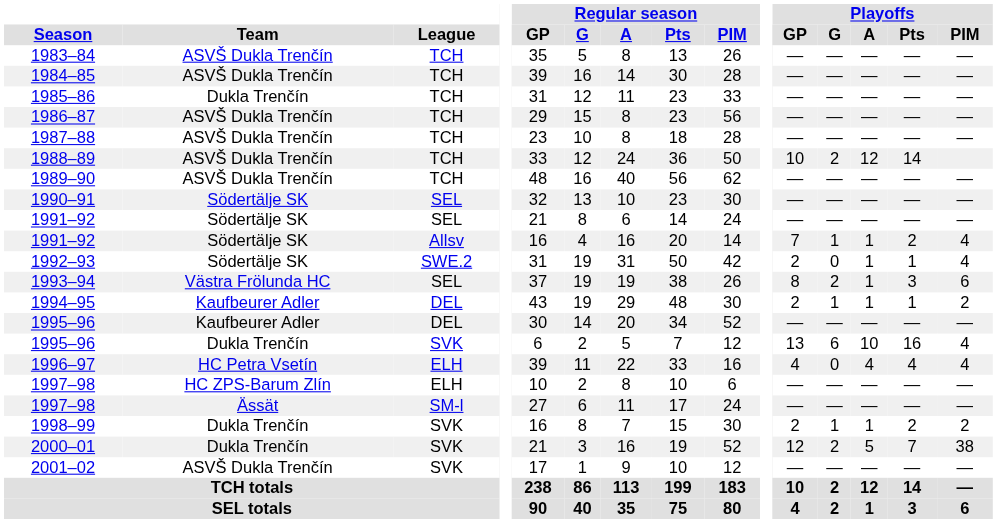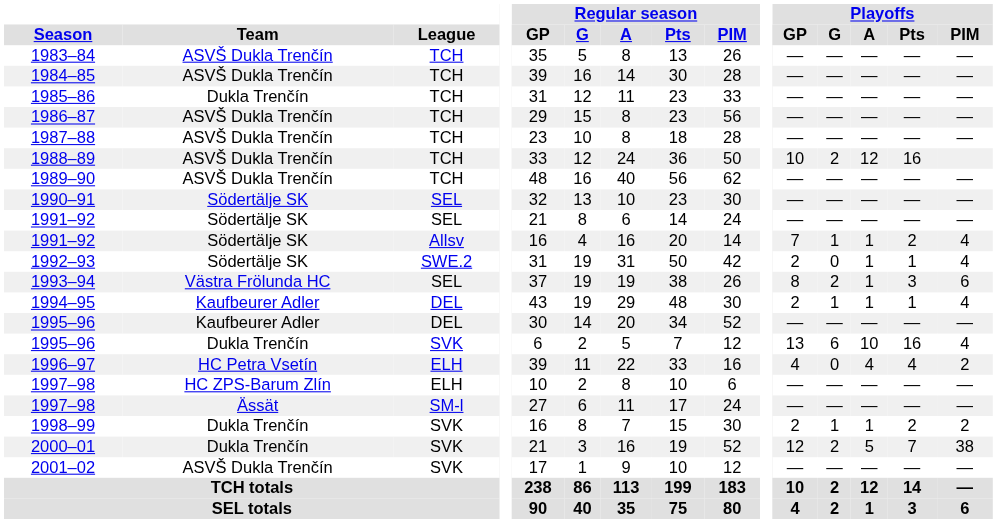(912, 158) 14 -> (912, 158) 16
(965, 302) 2 -> (965, 302) 4
(965, 364) 4 -> (965, 364) 2
